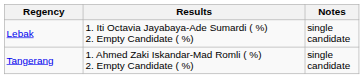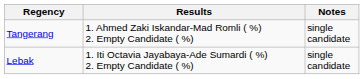rows swapped: (20, 33) <-> (30, 60)
